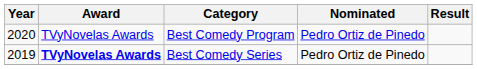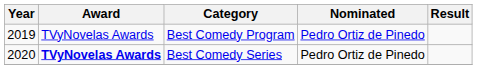(21, 34) 2020 -> (21, 34) 2019
(21, 54) 2019 -> (21, 54) 2020
